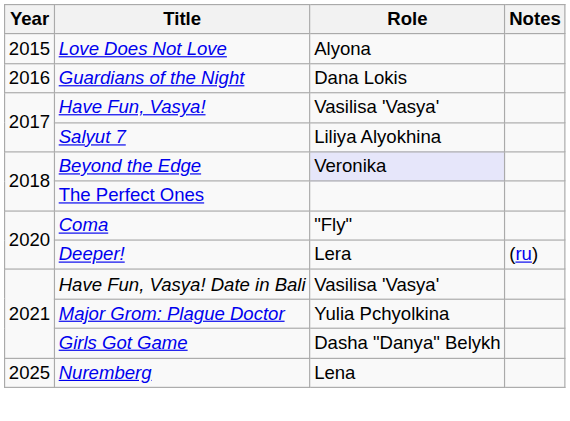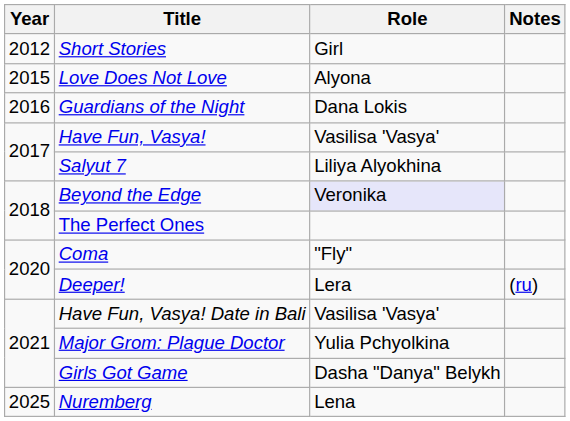+ row: (112, 48)
